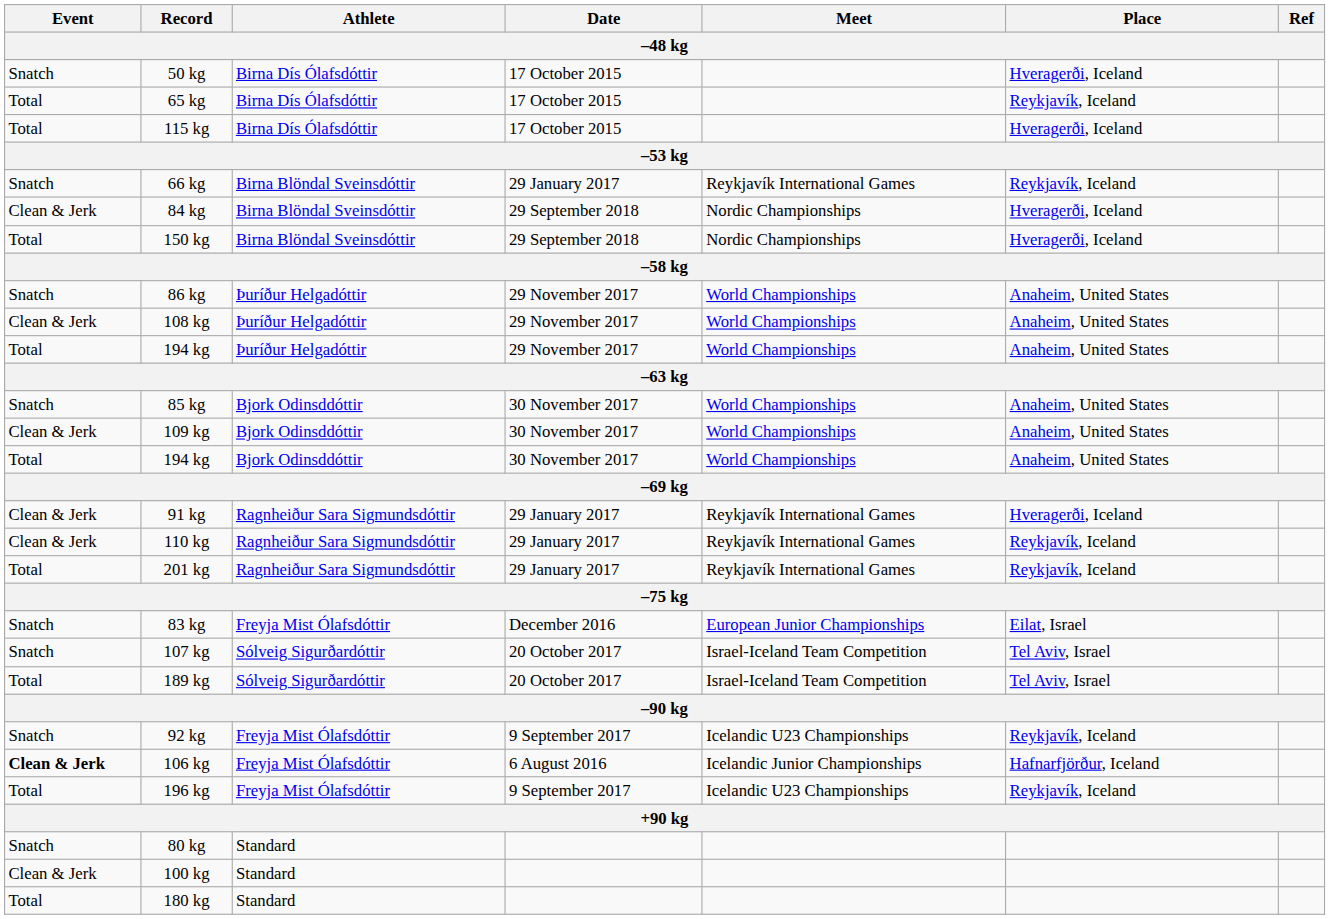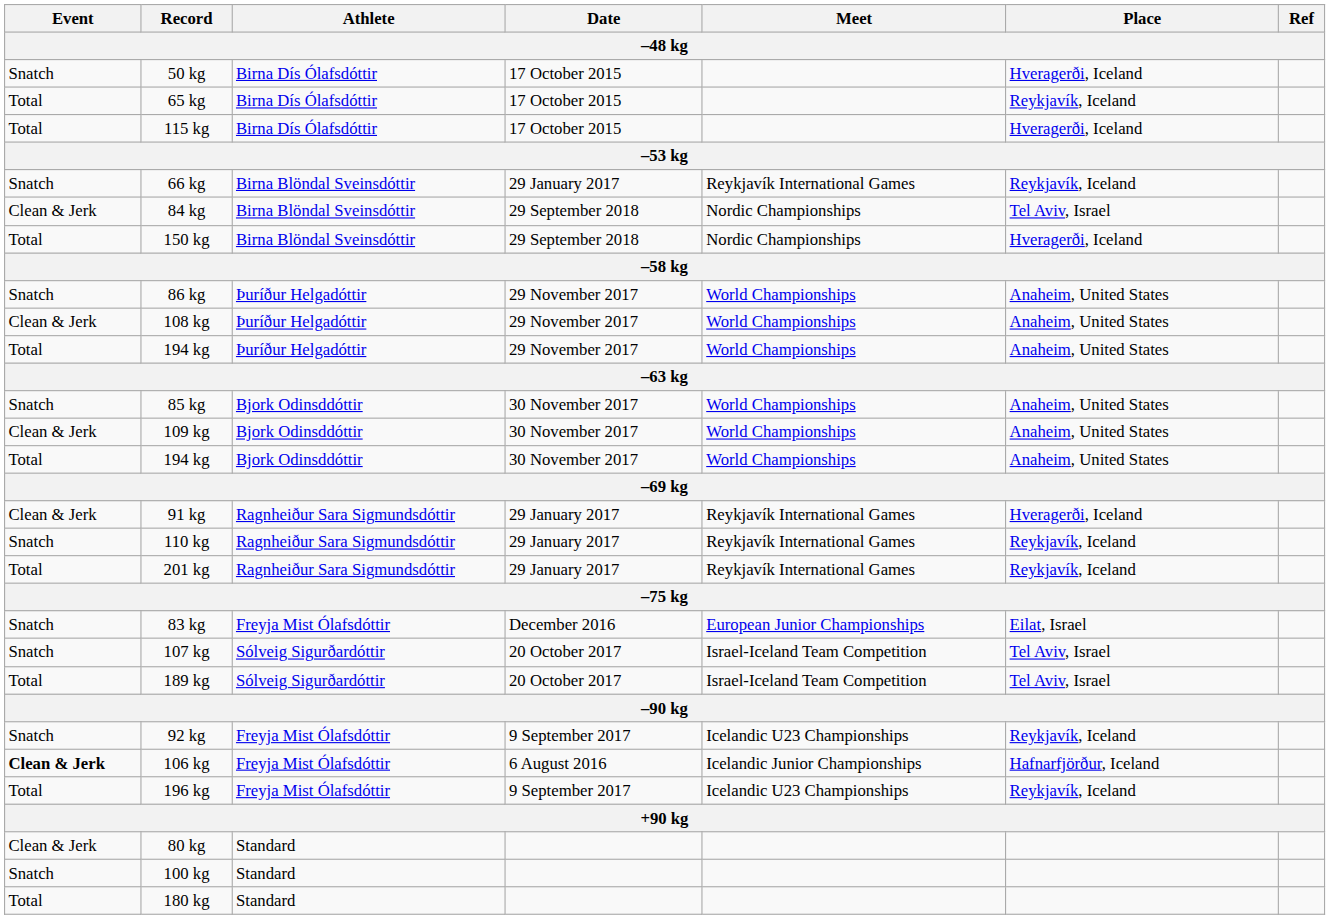(1076, 211) Hveragerði, Iceland -> (1060, 211) Tel Aviv, Israel
(53, 542) Clean & Jerk -> (31, 542) Snatch
(31, 845) Snatch -> (53, 845) Clean & Jerk
(53, 873) Clean & Jerk -> (31, 873) Snatch
